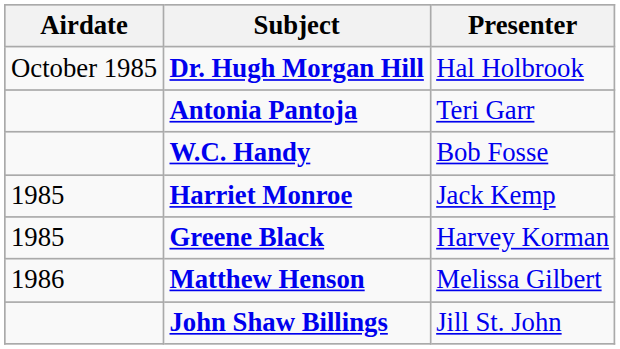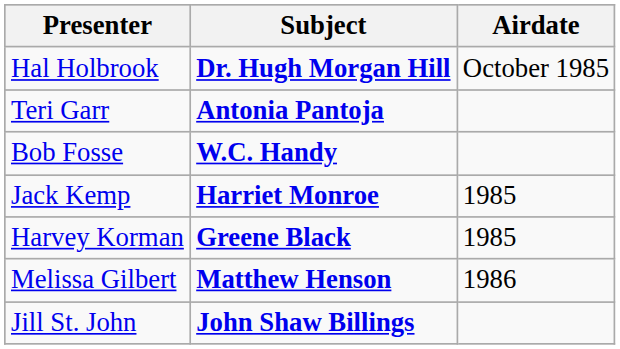columns swapped: (84, 25) <-> (523, 25)
